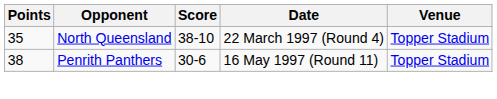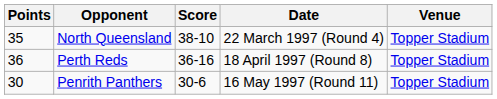+ row: (92, 60)
(16, 60) 38 -> (16, 82) 30
